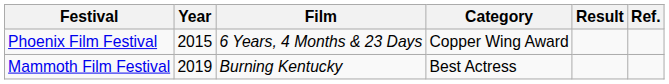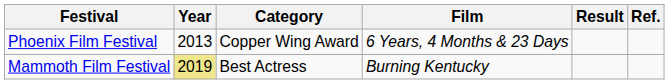columns swapped: (321, 16) <-> (499, 16)
(195, 41) 2015 -> (195, 41) 2013
(195, 66) no background -> (195, 66) khaki background
